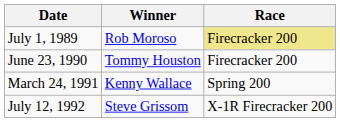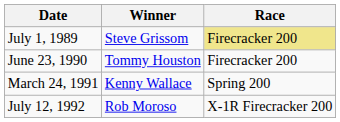(141, 38) Rob Moroso -> (147, 38) Steve Grissom
(147, 106) Steve Grissom -> (141, 106) Rob Moroso
